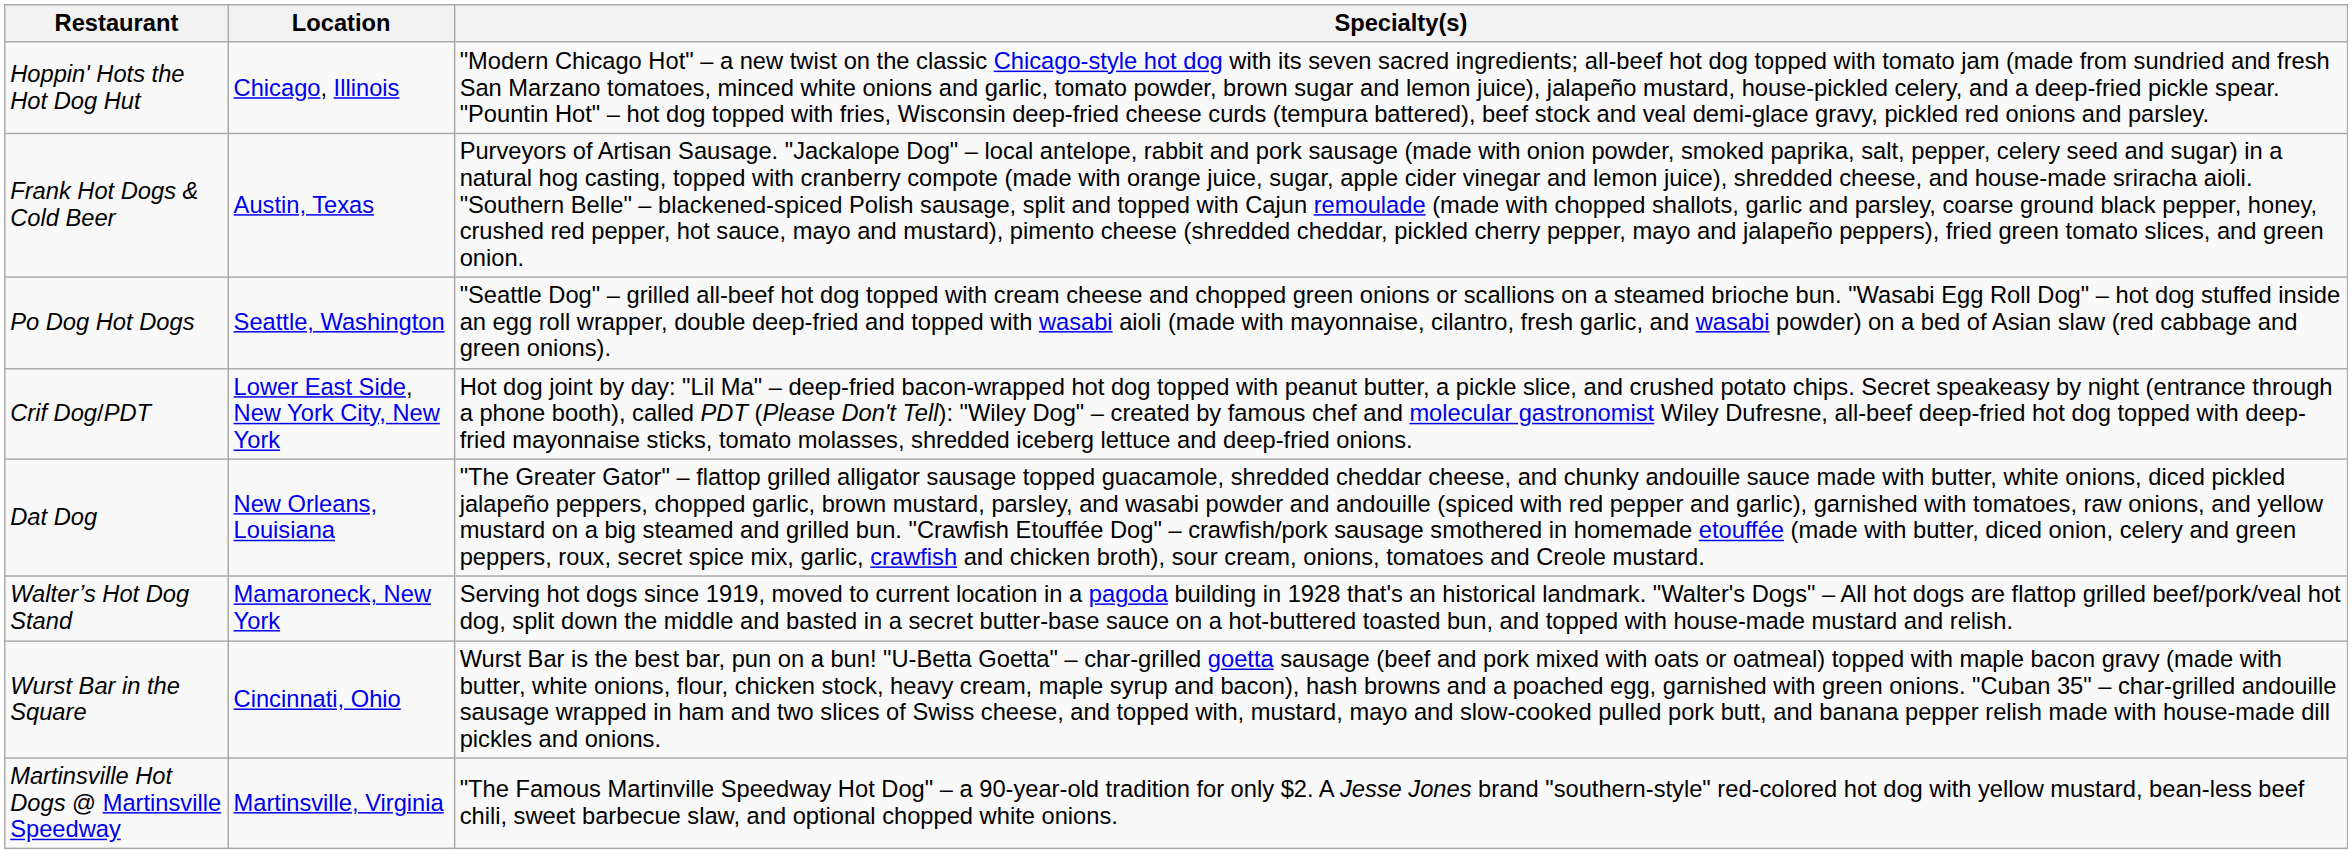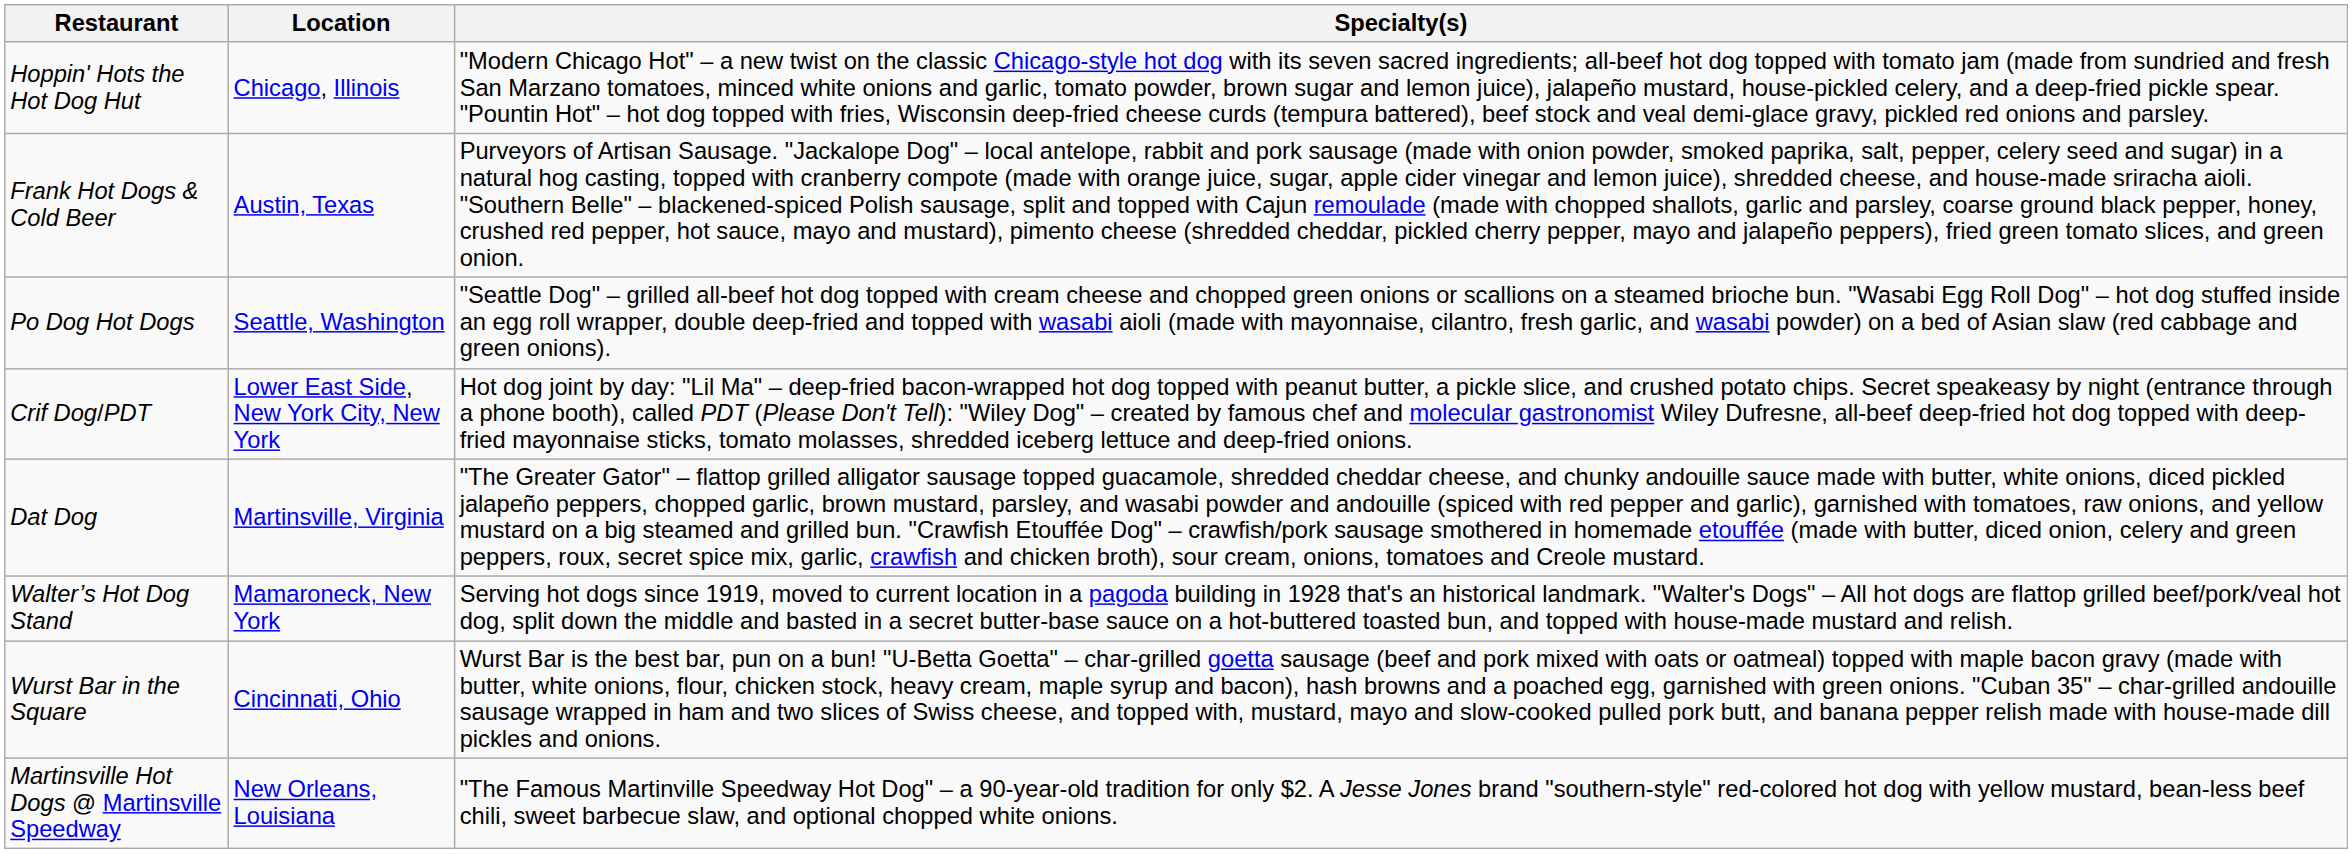(305, 517) New Orleans, Louisiana -> (339, 517) Martinsville, Virginia
(339, 803) Martinsville, Virginia -> (305, 803) New Orleans, Louisiana
